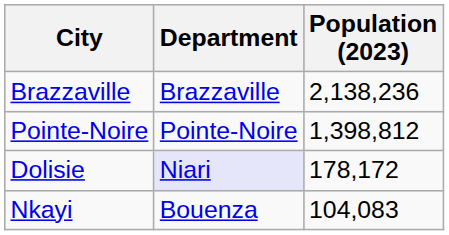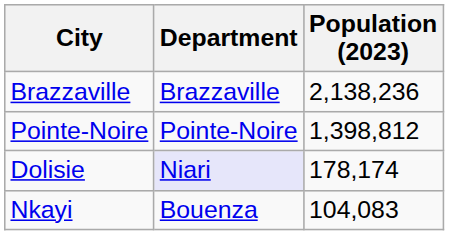(354, 170) 178,172 -> (354, 170) 178,174
